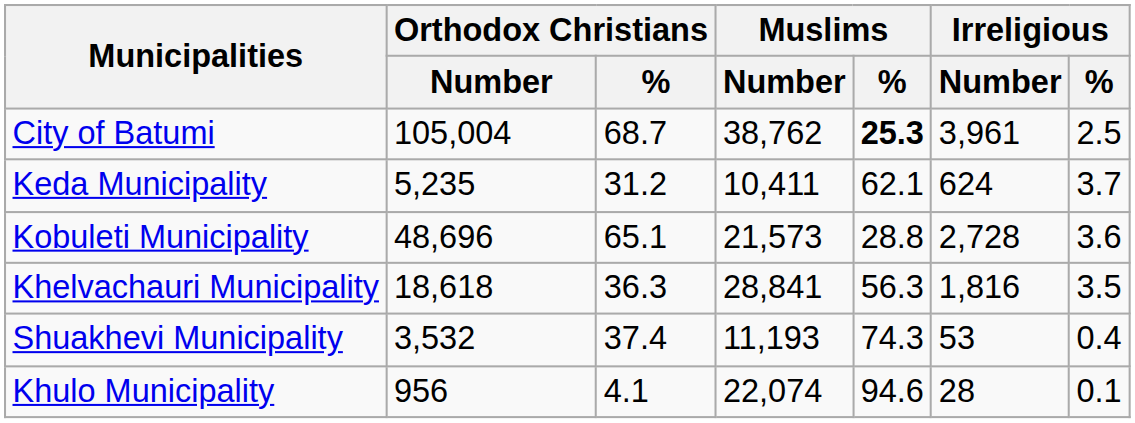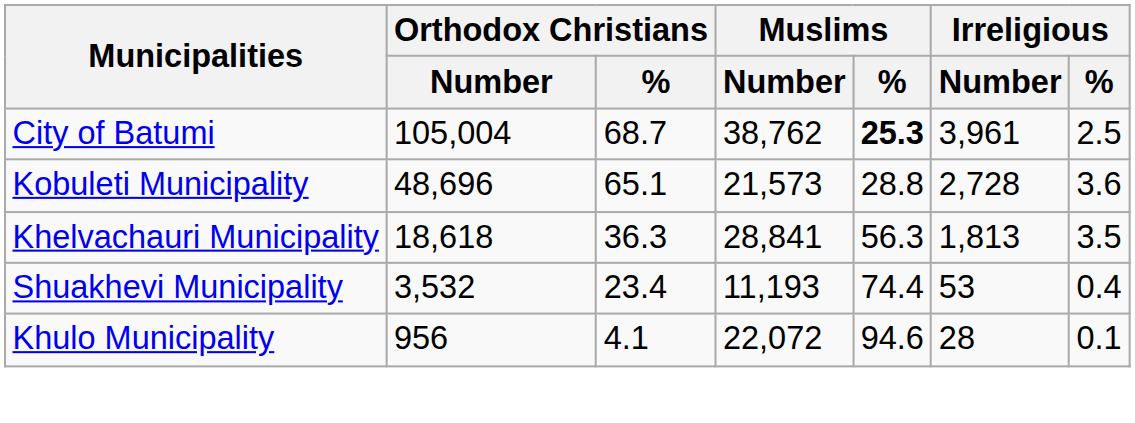- row: (140, 184)
(979, 287) 1,816 -> (979, 236) 1,813
(635, 339) 37.4 -> (635, 287) 23.4
(892, 339) 74.3 -> (892, 287) 74.4
(773, 390) 22,074 -> (773, 339) 22,072
